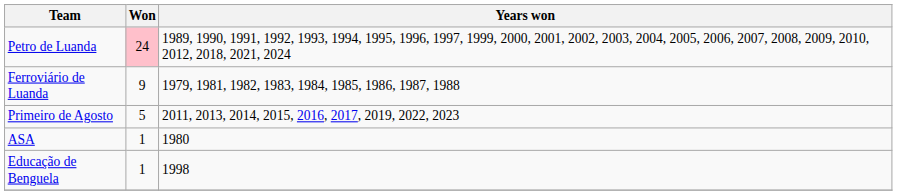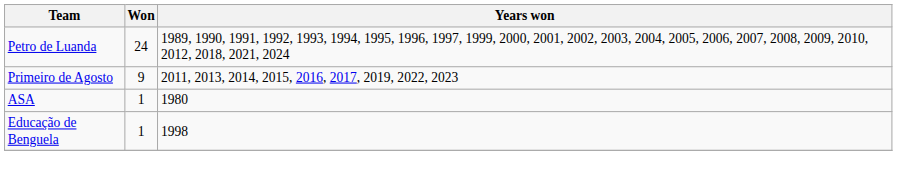(142, 47) pink background -> (141, 47) no background
- row: (46, 86)
(142, 116) 5 -> (141, 77) 9
